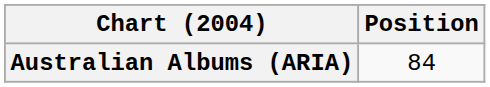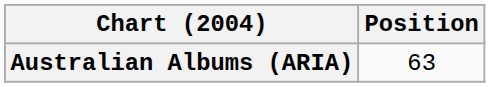(422, 63) 84 -> (422, 63) 63
